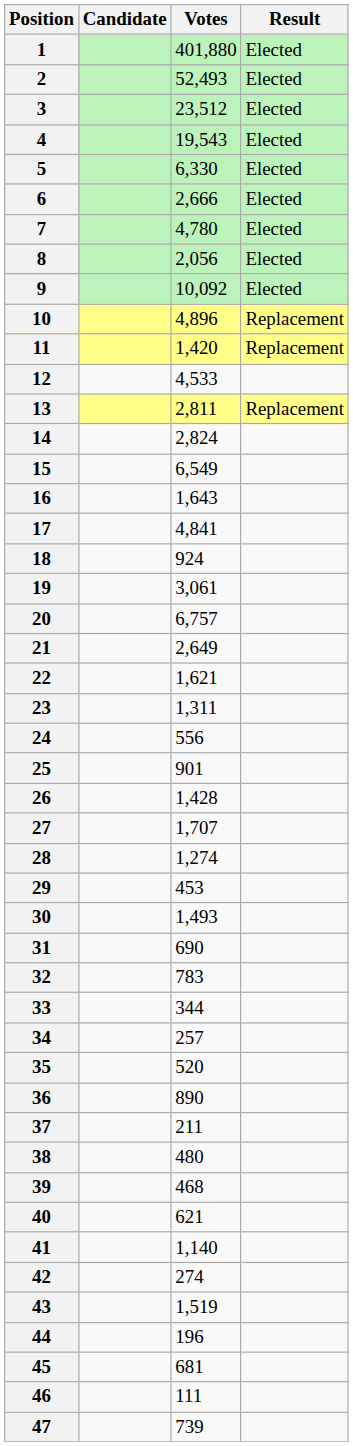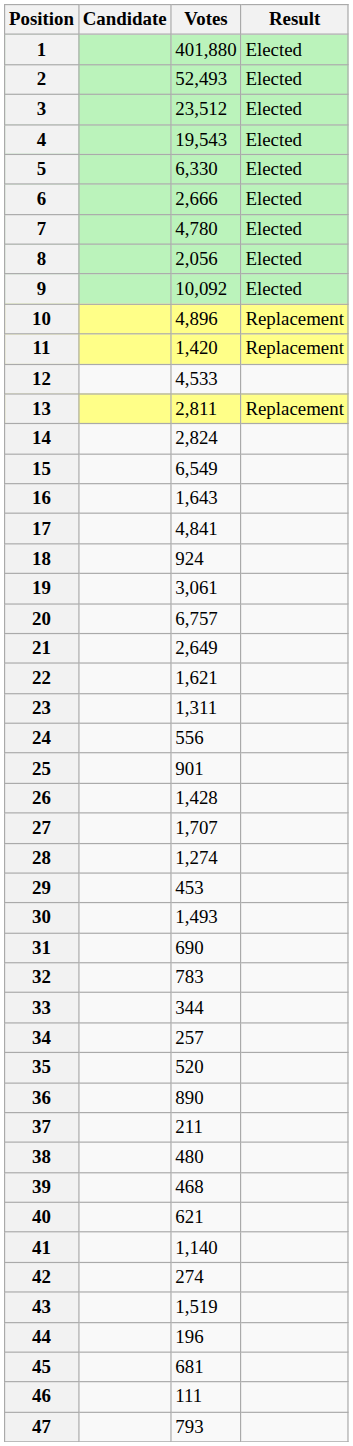(189, 1426) 739 -> (189, 1426) 793
